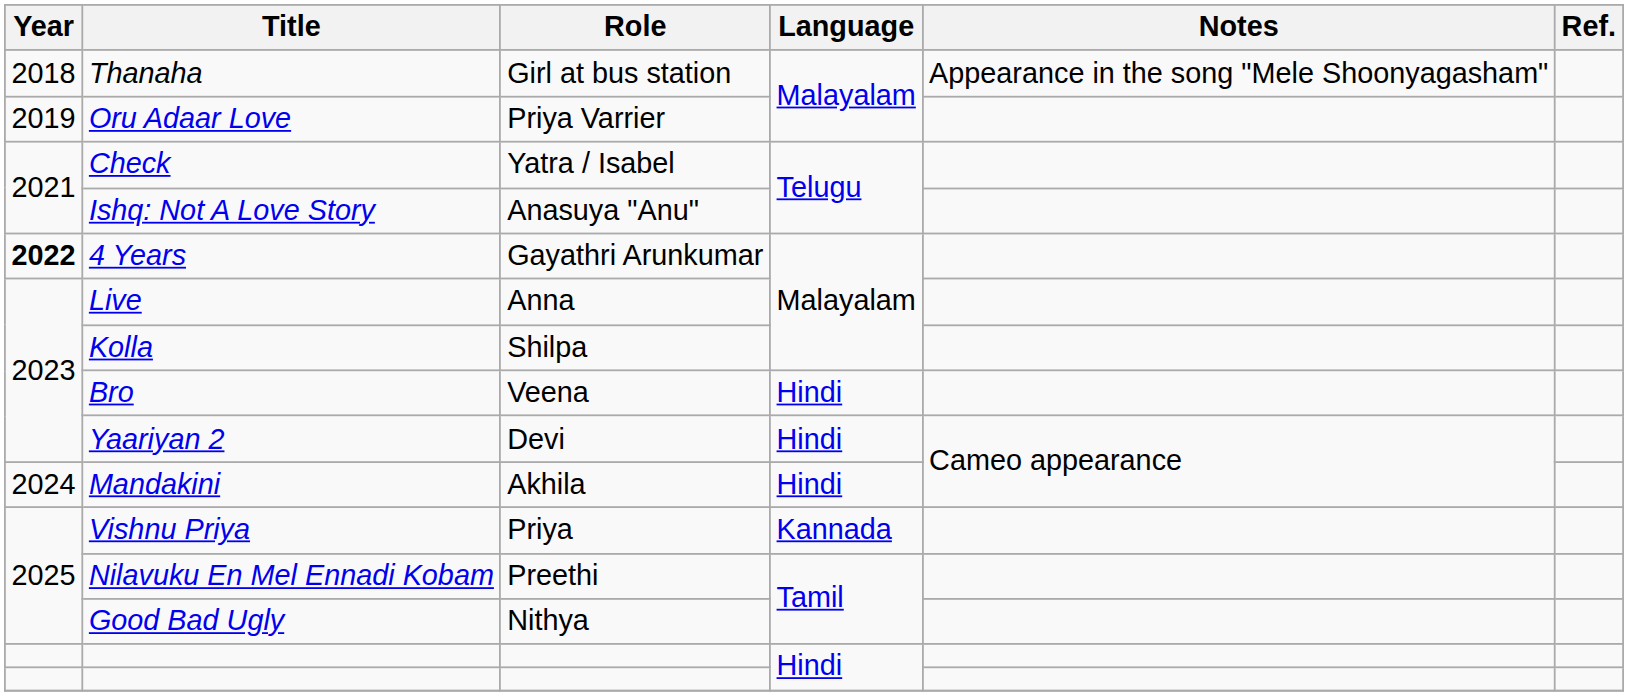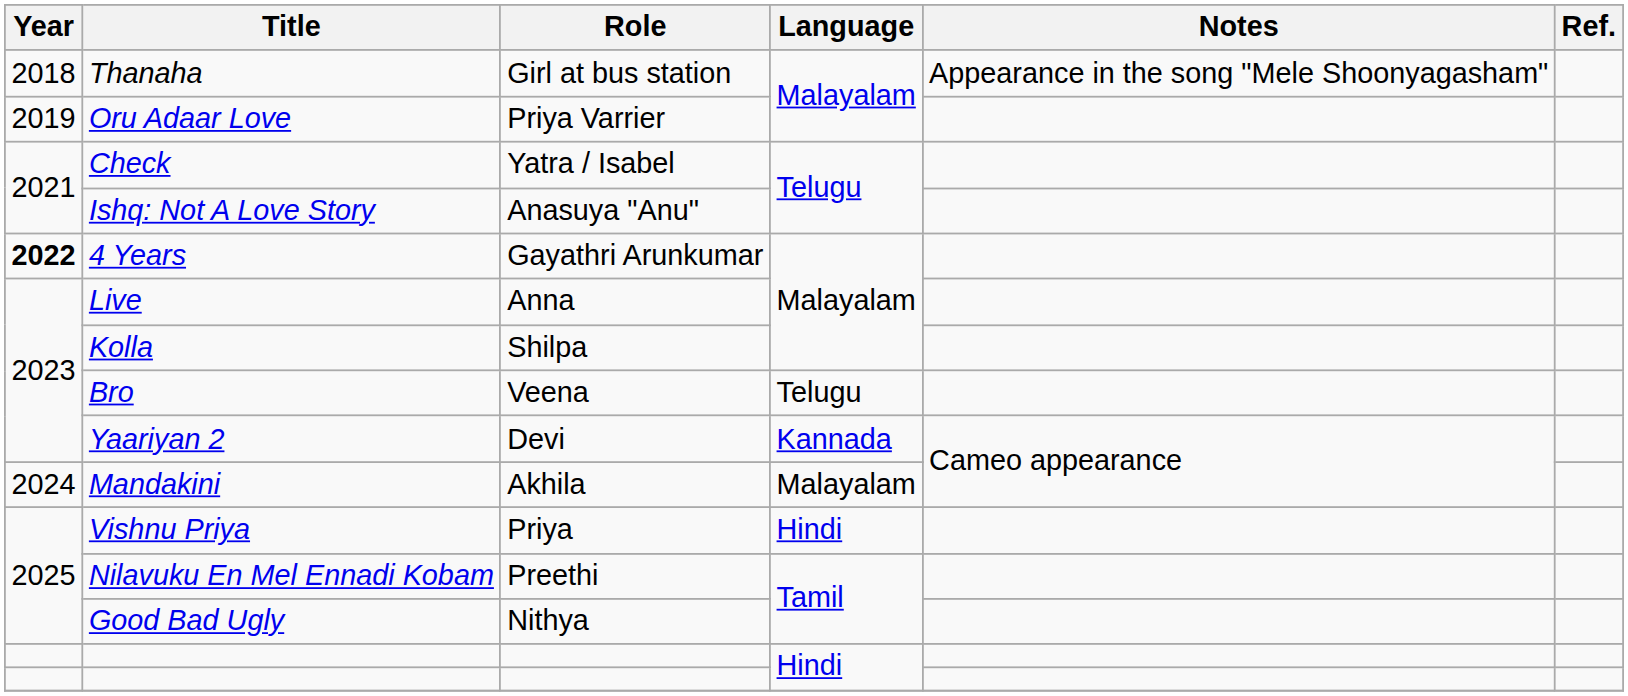(809, 392) Hindi -> (819, 392) Telugu
(809, 438) Hindi -> (834, 438) Kannada
(809, 484) Hindi -> (846, 484) Malayalam
(834, 529) Kannada -> (809, 529) Hindi
